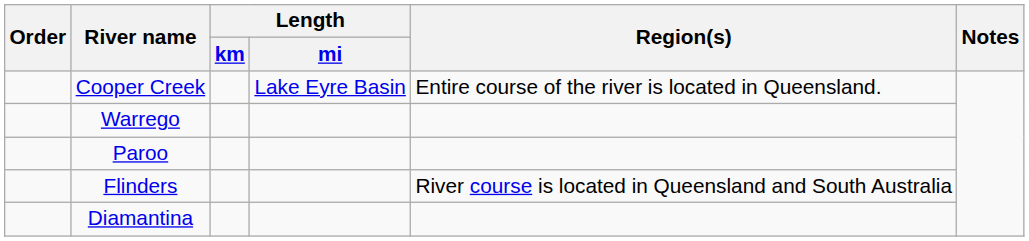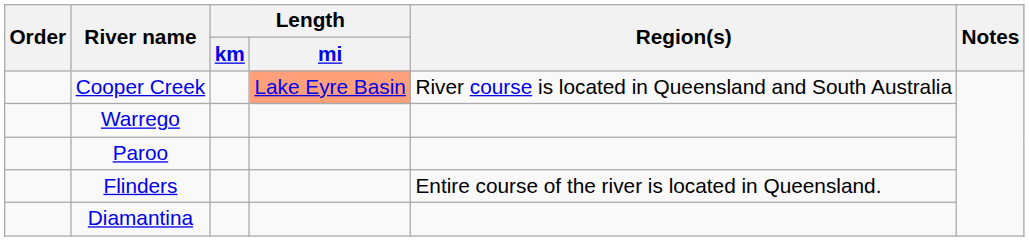(330, 86) no background -> (330, 86) lightsalmon background
(648, 86) Entire course of the river is located in Queensland. -> (684, 86) River course is located in Queensland and South Australia
(684, 185) River course is located in Queensland and South Australia -> (648, 185) Entire course of the river is located in Queensland.
